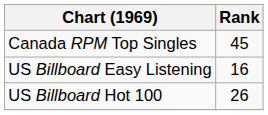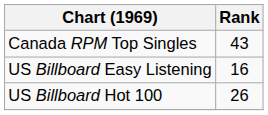(239, 43) 45 -> (239, 43) 43
